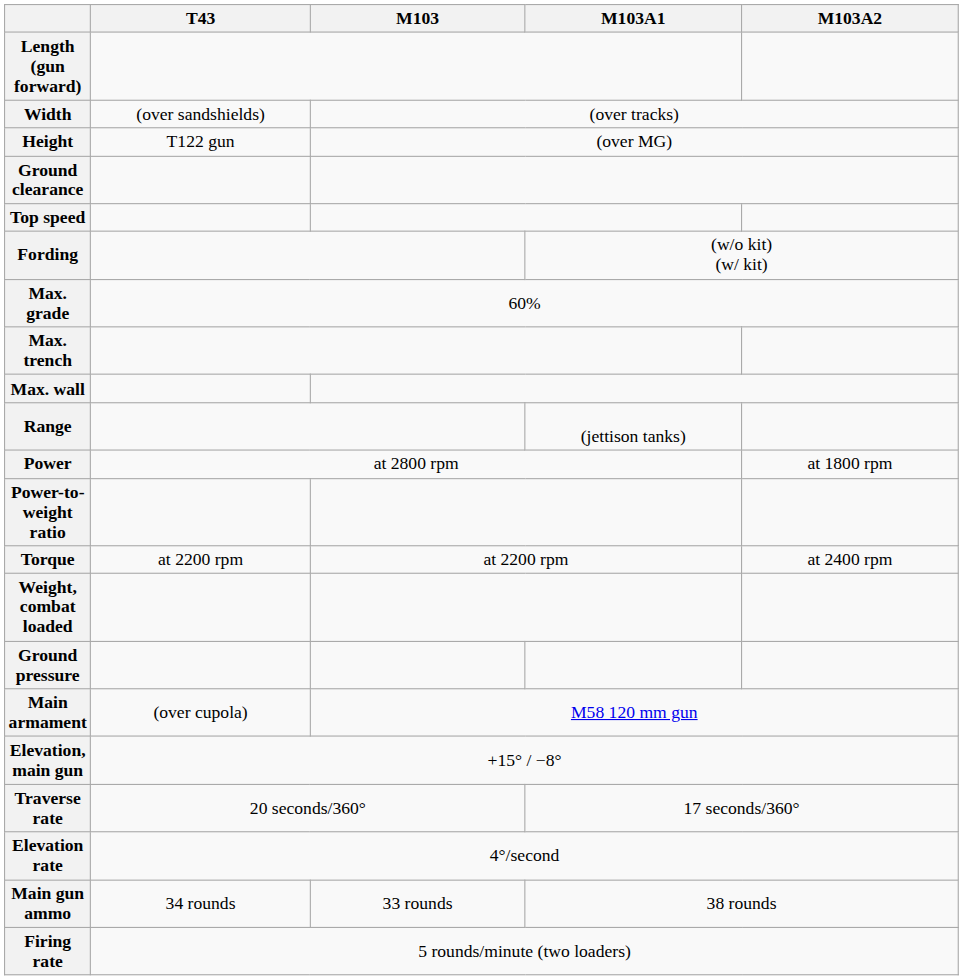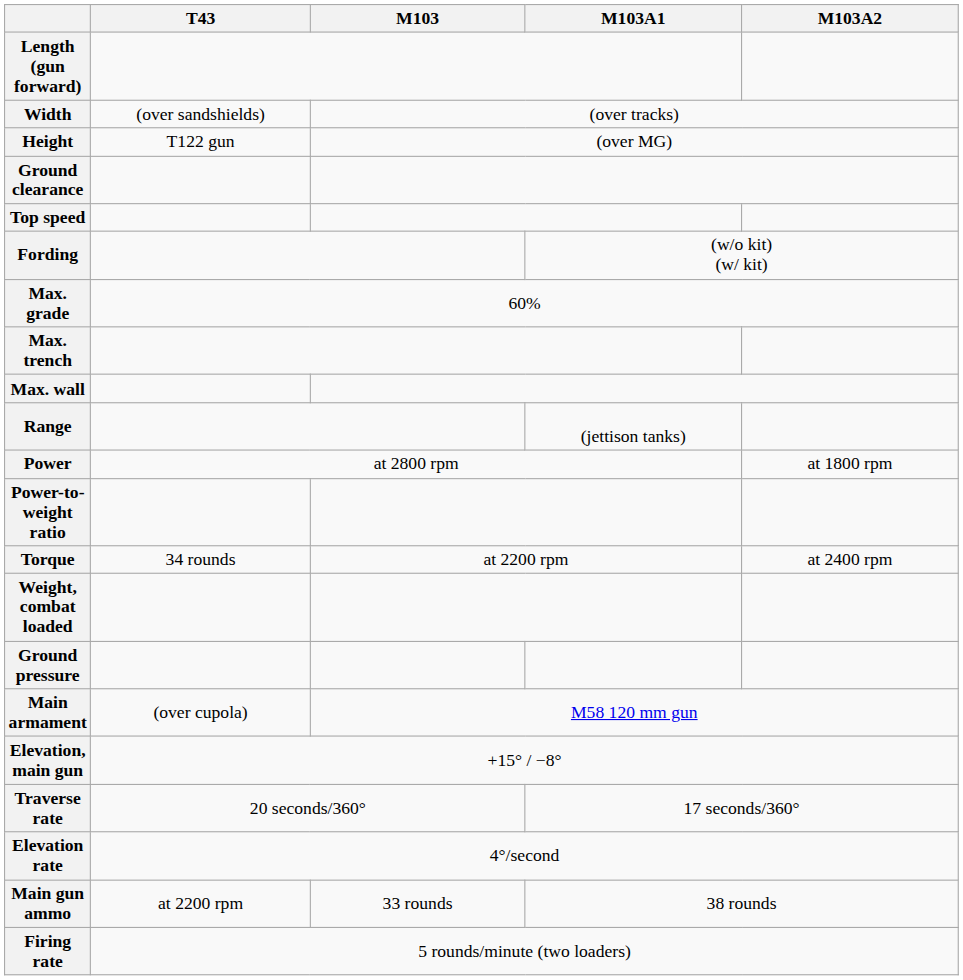(201, 559) at 2200 rpm -> (201, 559) 34 rounds
(201, 903) 34 rounds -> (201, 903) at 2200 rpm
